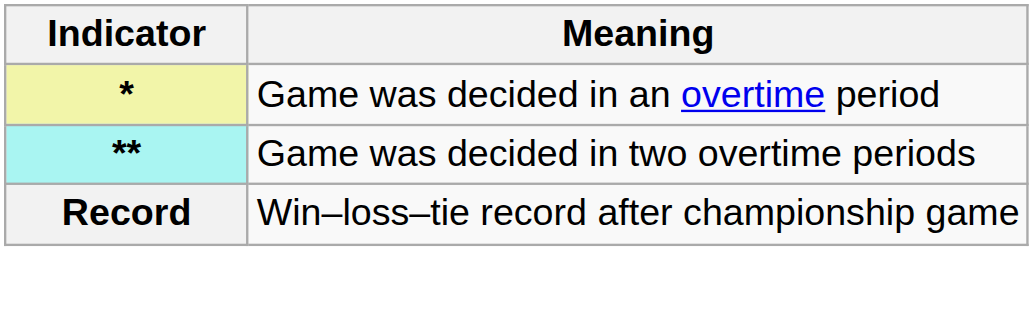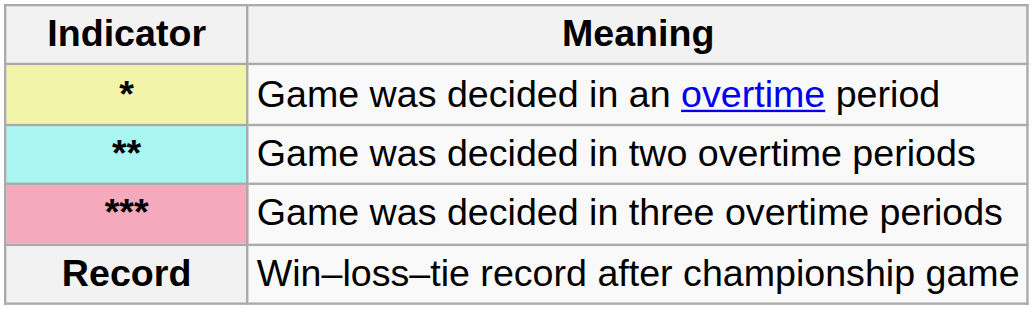+ row: (127, 213)
